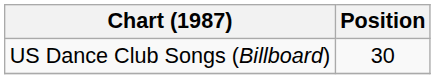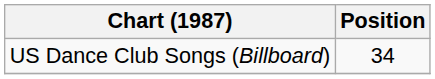(383, 55) 30 -> (383, 55) 34
